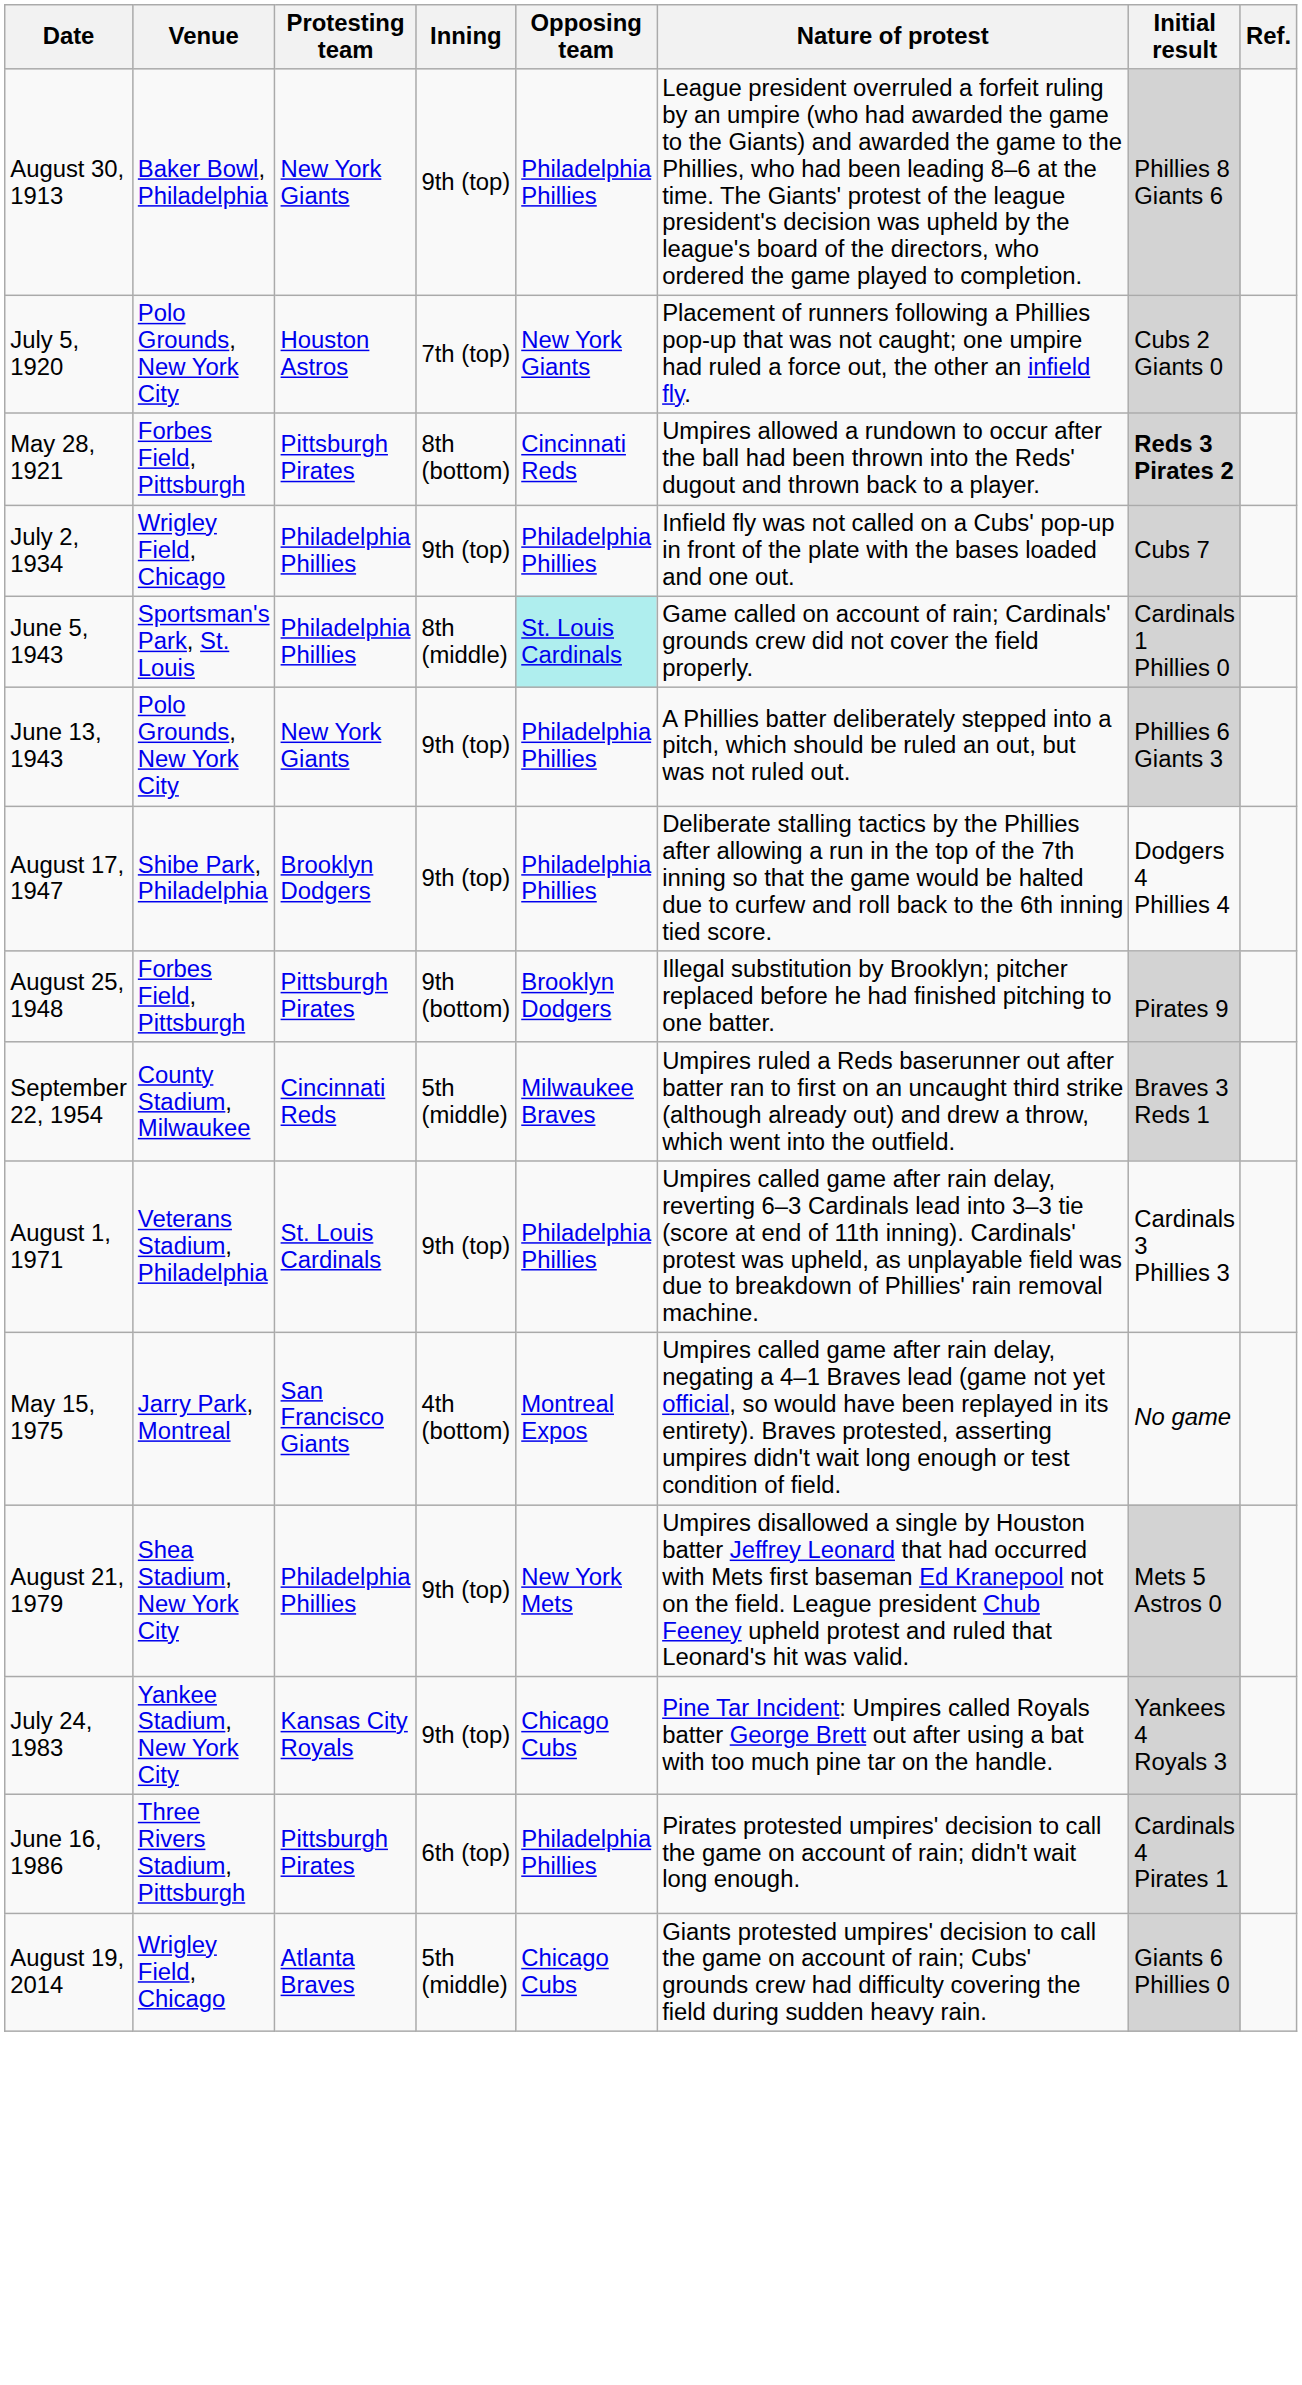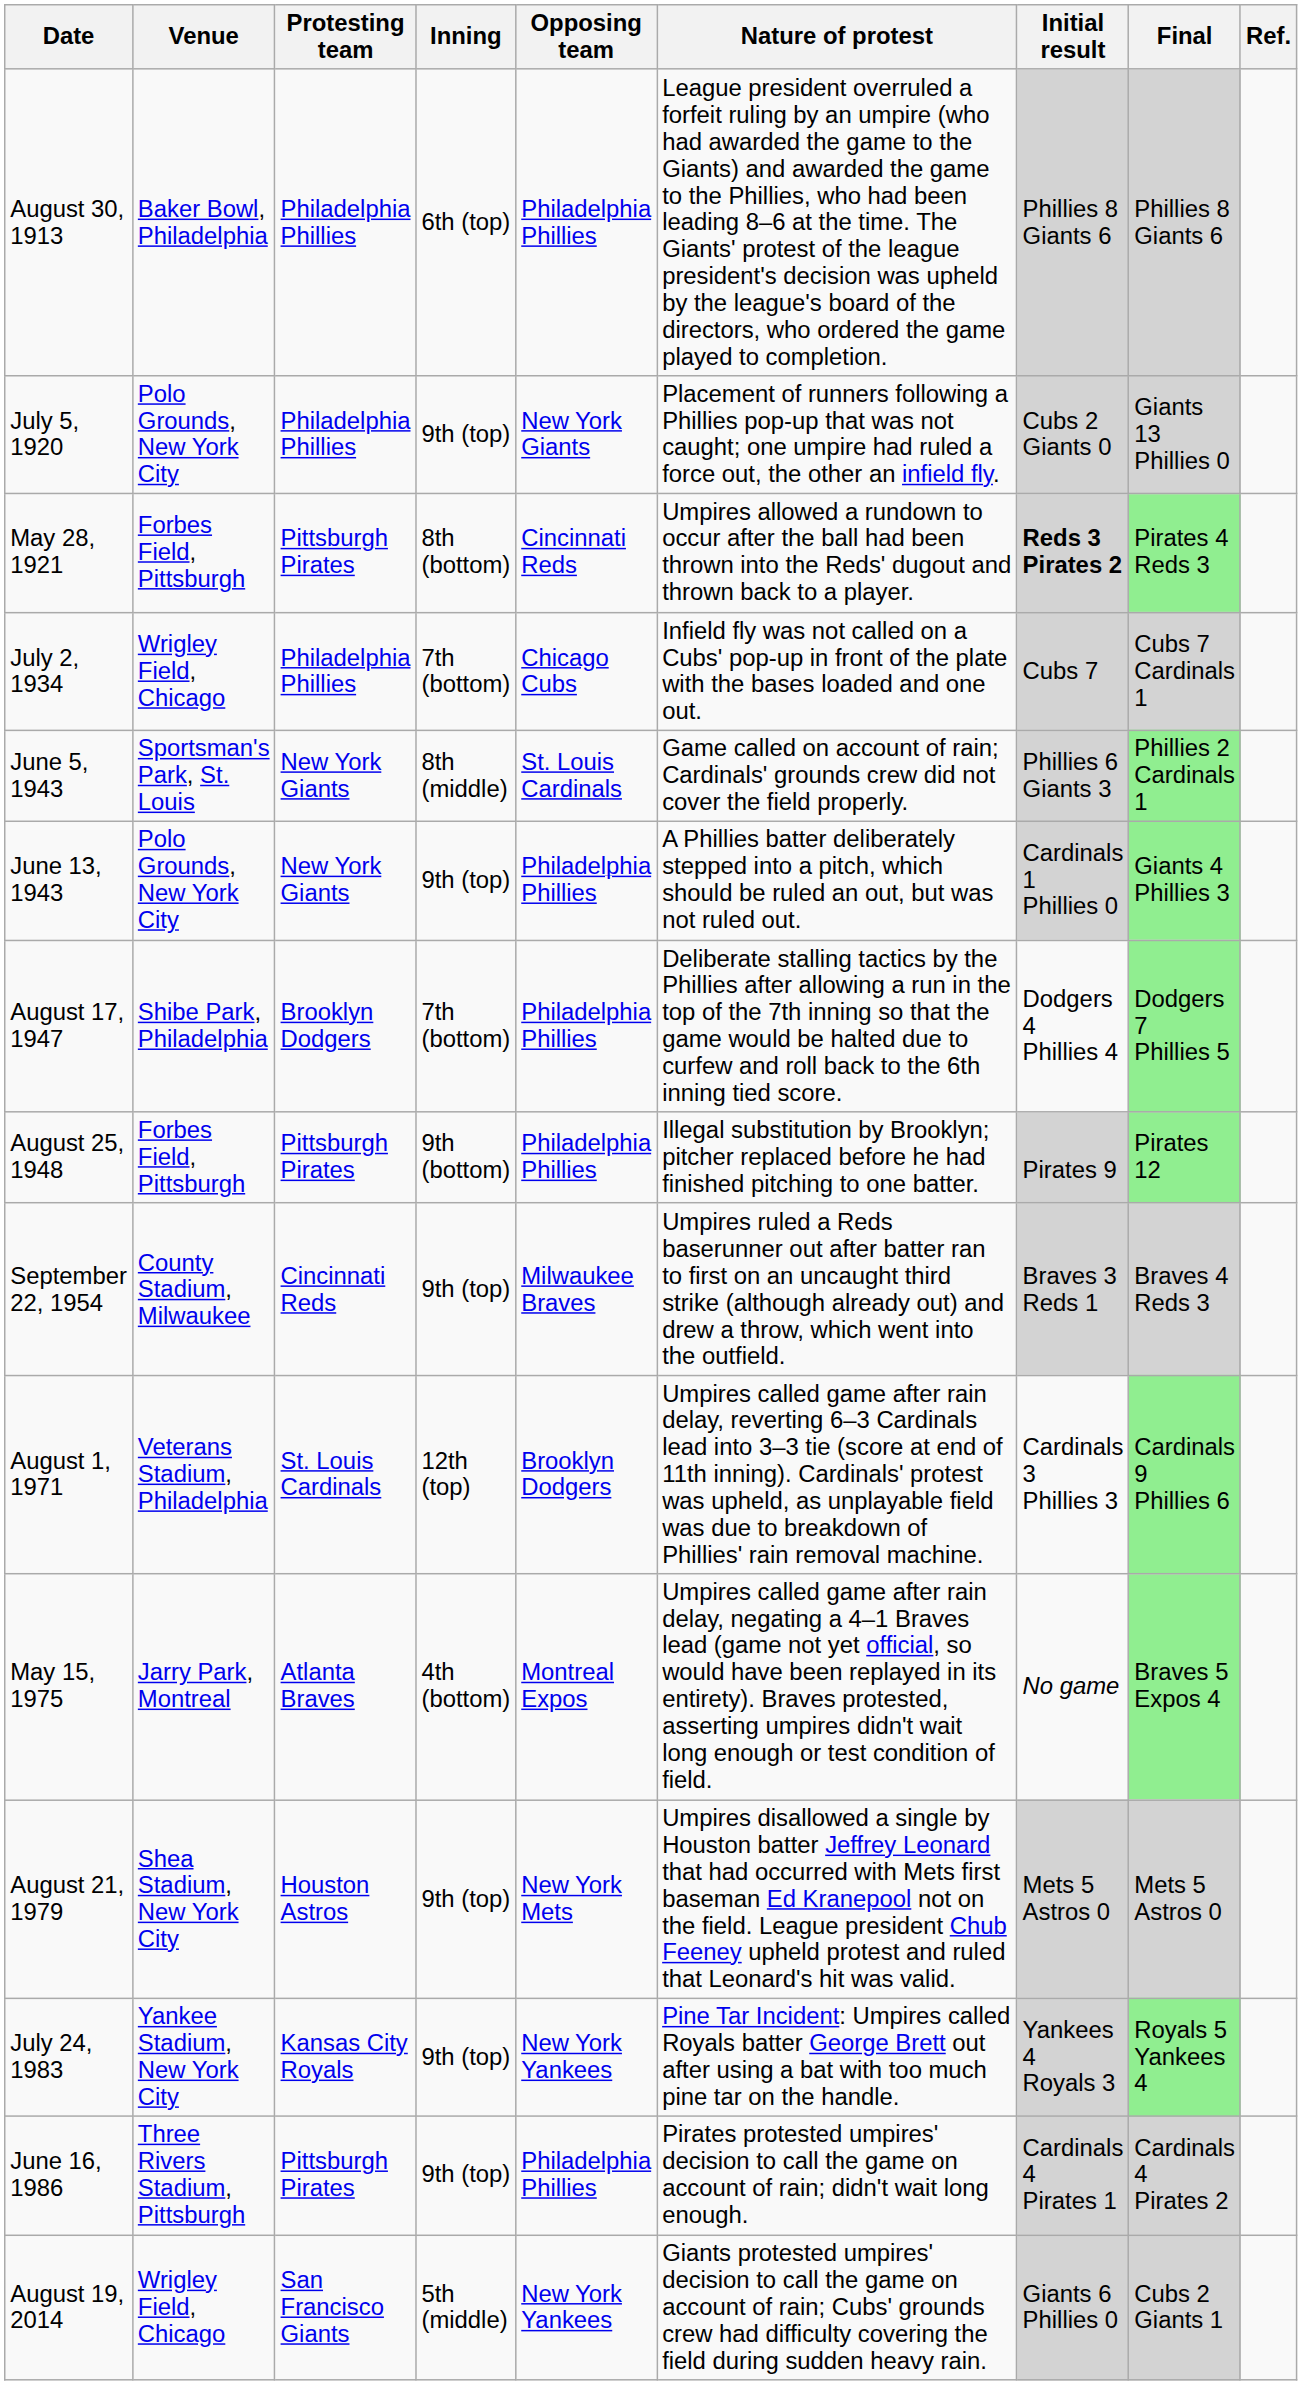+ column: (1185, 36)
(331, 181) New York Giants -> (346, 222) Philadelphia Phillies
(466, 181) 9th (top) -> (466, 222) 6th (top)
(325, 353) Houston Astros -> (346, 434) Philadelphia Phillies
(466, 353) 7th (top) -> (466, 434) 9th (top)
(466, 550) 9th (top) -> (466, 670) 7th (bottom)
(586, 550) Philadelphia Phillies -> (565, 670) Chicago Cubs
(346, 641) Philadelphia Phillies -> (331, 775) New York Giants
(572, 641) paleturquoise background -> (572, 775) no background
(1185, 641) Cardinals 1 Phillies 0 -> (1070, 775) Phillies 6 Giants 3
(1182, 746) Phillies 6 Giants 3 -> (1073, 880) Cardinals 1 Phillies 0
(466, 878) 9th (top) -> (466, 1025) 7th (bottom)
(568, 996) Brooklyn Dodgers -> (586, 1157) Philadelphia Phillies
(465, 1101) 5th (middle) -> (466, 1288) 9th (top)
(466, 1246) 9th (top) -> (446, 1474) 12th (top)
(586, 1246) Philadelphia Phillies -> (568, 1474) Brooklyn Dodgers
(332, 1418) San Francisco Giants -> (318, 1686) Atlanta Braves
(346, 1590) Philadelphia Phillies -> (325, 1898) Houston Astros
(565, 1735) Chicago Cubs -> (572, 2057) New York Yankees
(466, 1853) 6th (top) -> (466, 2175) 9th (top)
(318, 1971) Atlanta Braves -> (332, 2307) San Francisco Giants
(565, 1971) Chicago Cubs -> (572, 2307) New York Yankees
